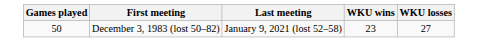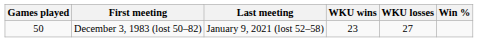+ column: (454, 12)
